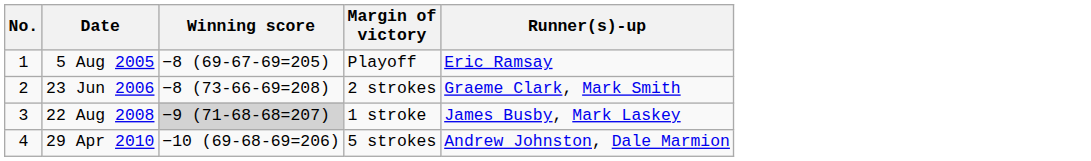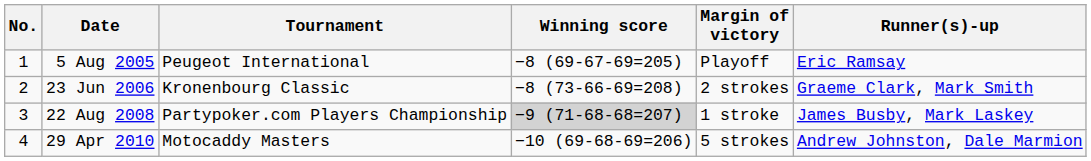+ column: (335, 28)
